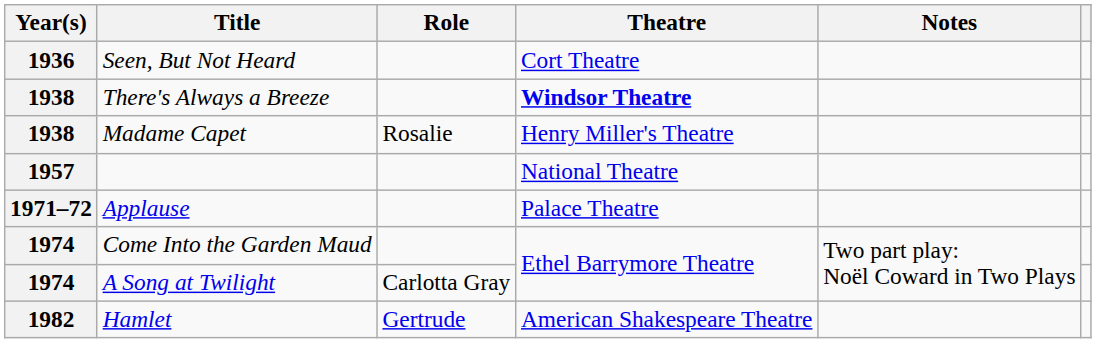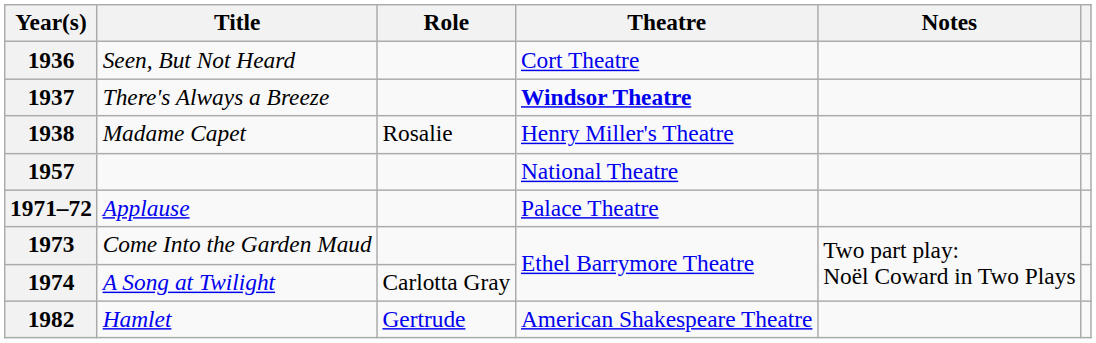(51, 97) 1938 -> (51, 97) 1937
(51, 245) 1974 -> (51, 245) 1973
